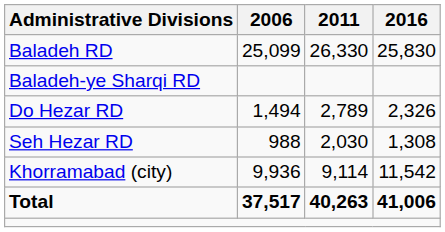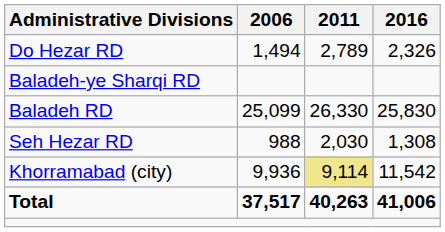rows swapped: (61, 50) <-> (66, 111)
(345, 171) no background -> (345, 171) khaki background
